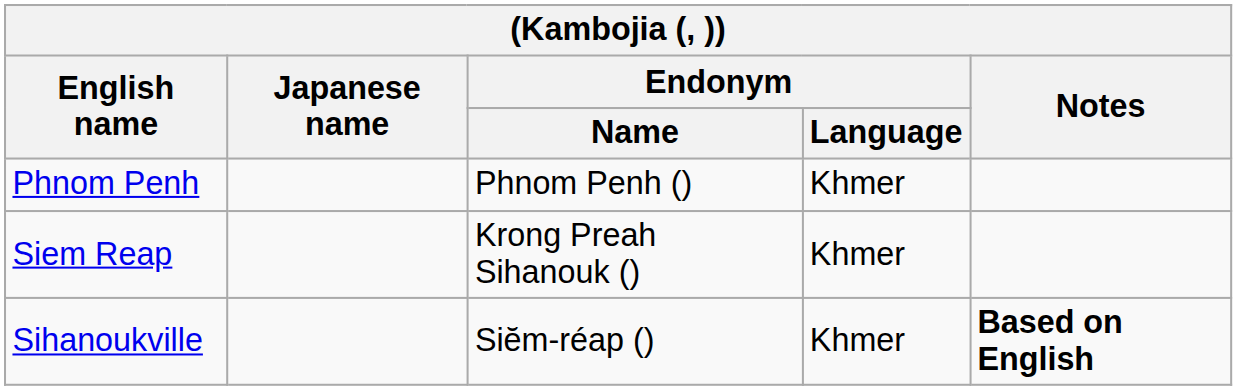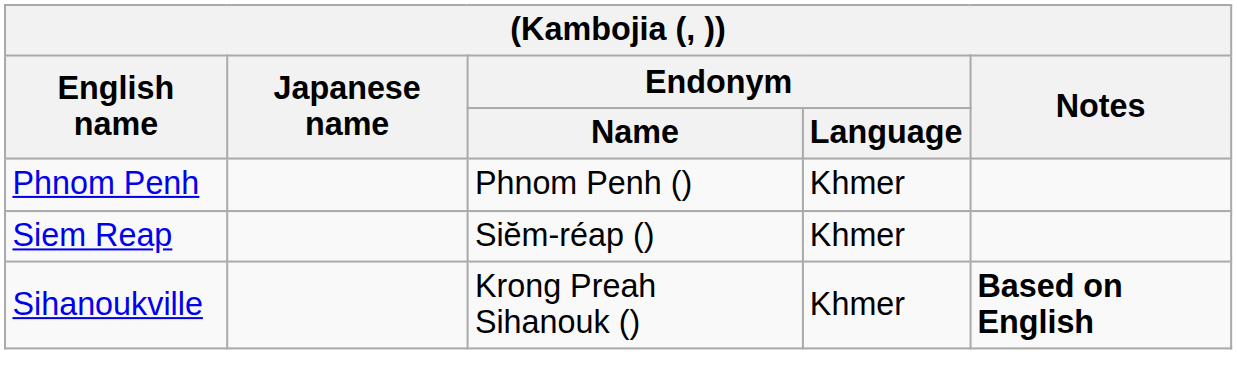(566, 253) Krong Preah Sihanouk () -> (565, 235) Siĕm-réap ()
(565, 340) Siĕm-réap () -> (566, 304) Krong Preah Sihanouk ()
